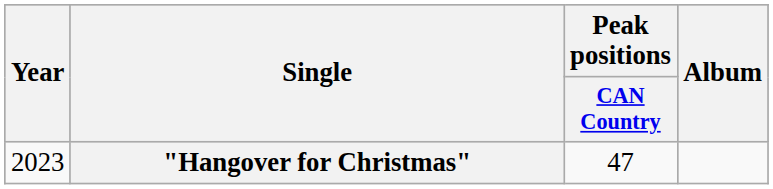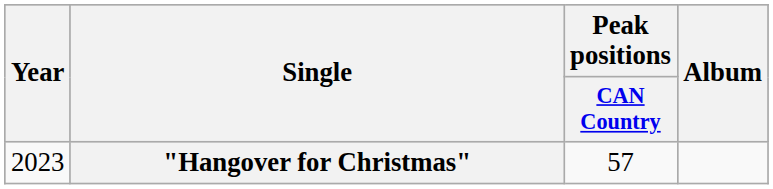(621, 162) 47 -> (621, 162) 57
